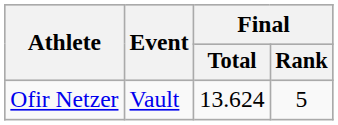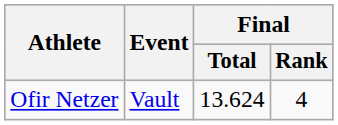(302, 100) 5 -> (302, 100) 4
